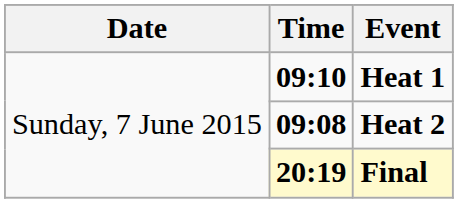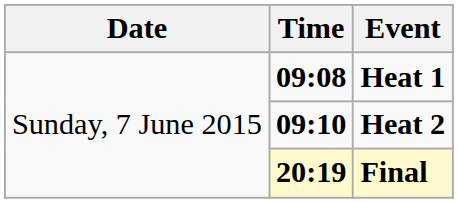(311, 76) 09:10 -> (311, 76) 09:08
(311, 124) 09:08 -> (311, 124) 09:10
